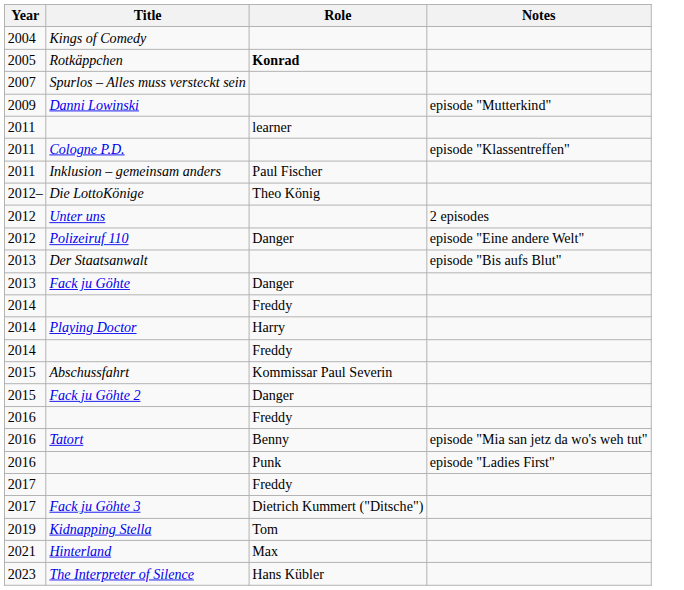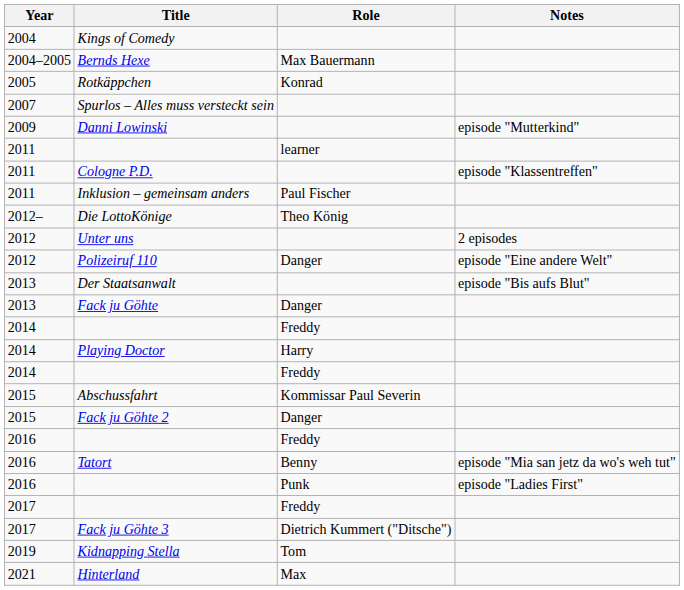+ row: (39, 60)
(276, 60) bold -> (302, 82) normal
- row: (22, 573)
